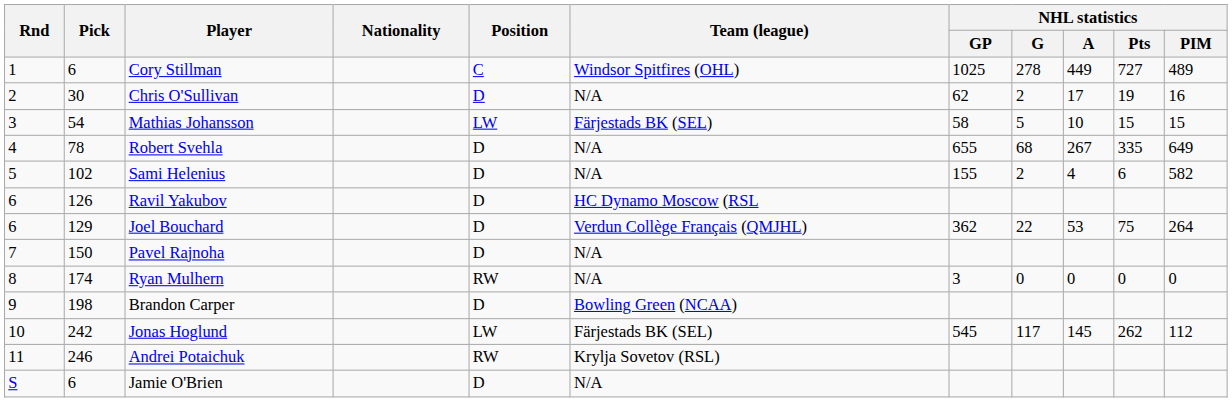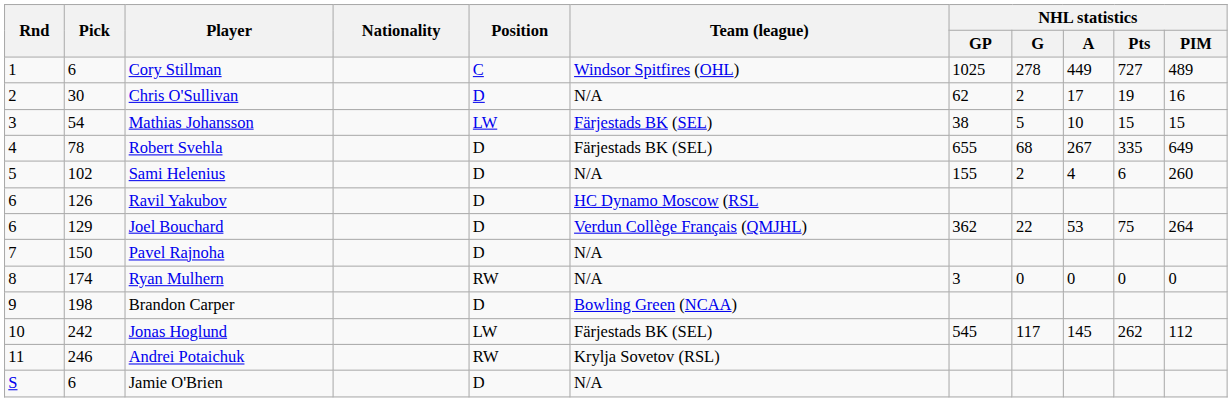(961, 122) 58 -> (961, 122) 38
(588, 148) N/A -> (643, 148) Färjestads BK (SEL)
(1181, 174) 582 -> (1181, 174) 260
